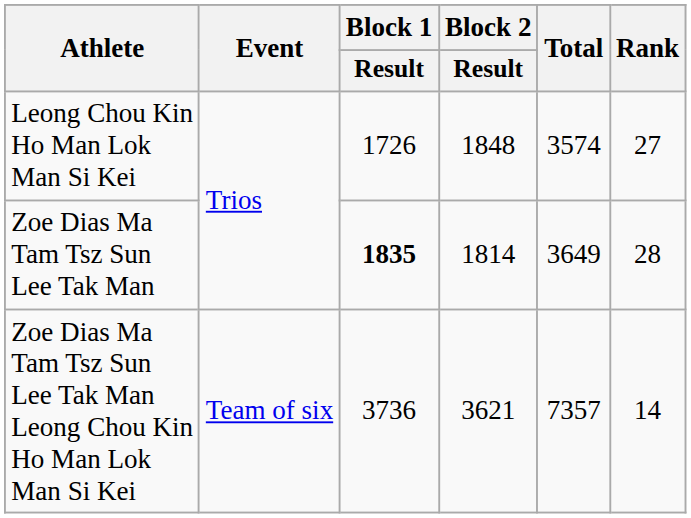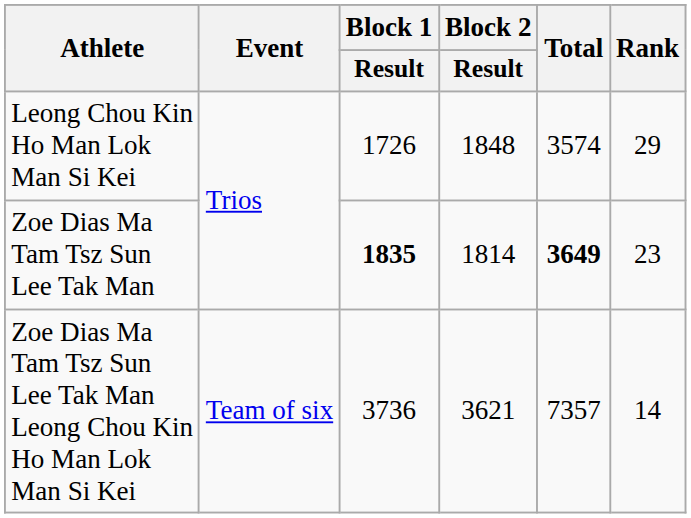(648, 146) 27 -> (648, 146) 29
(574, 254) normal -> (574, 254) bold
(648, 254) 28 -> (648, 254) 23
